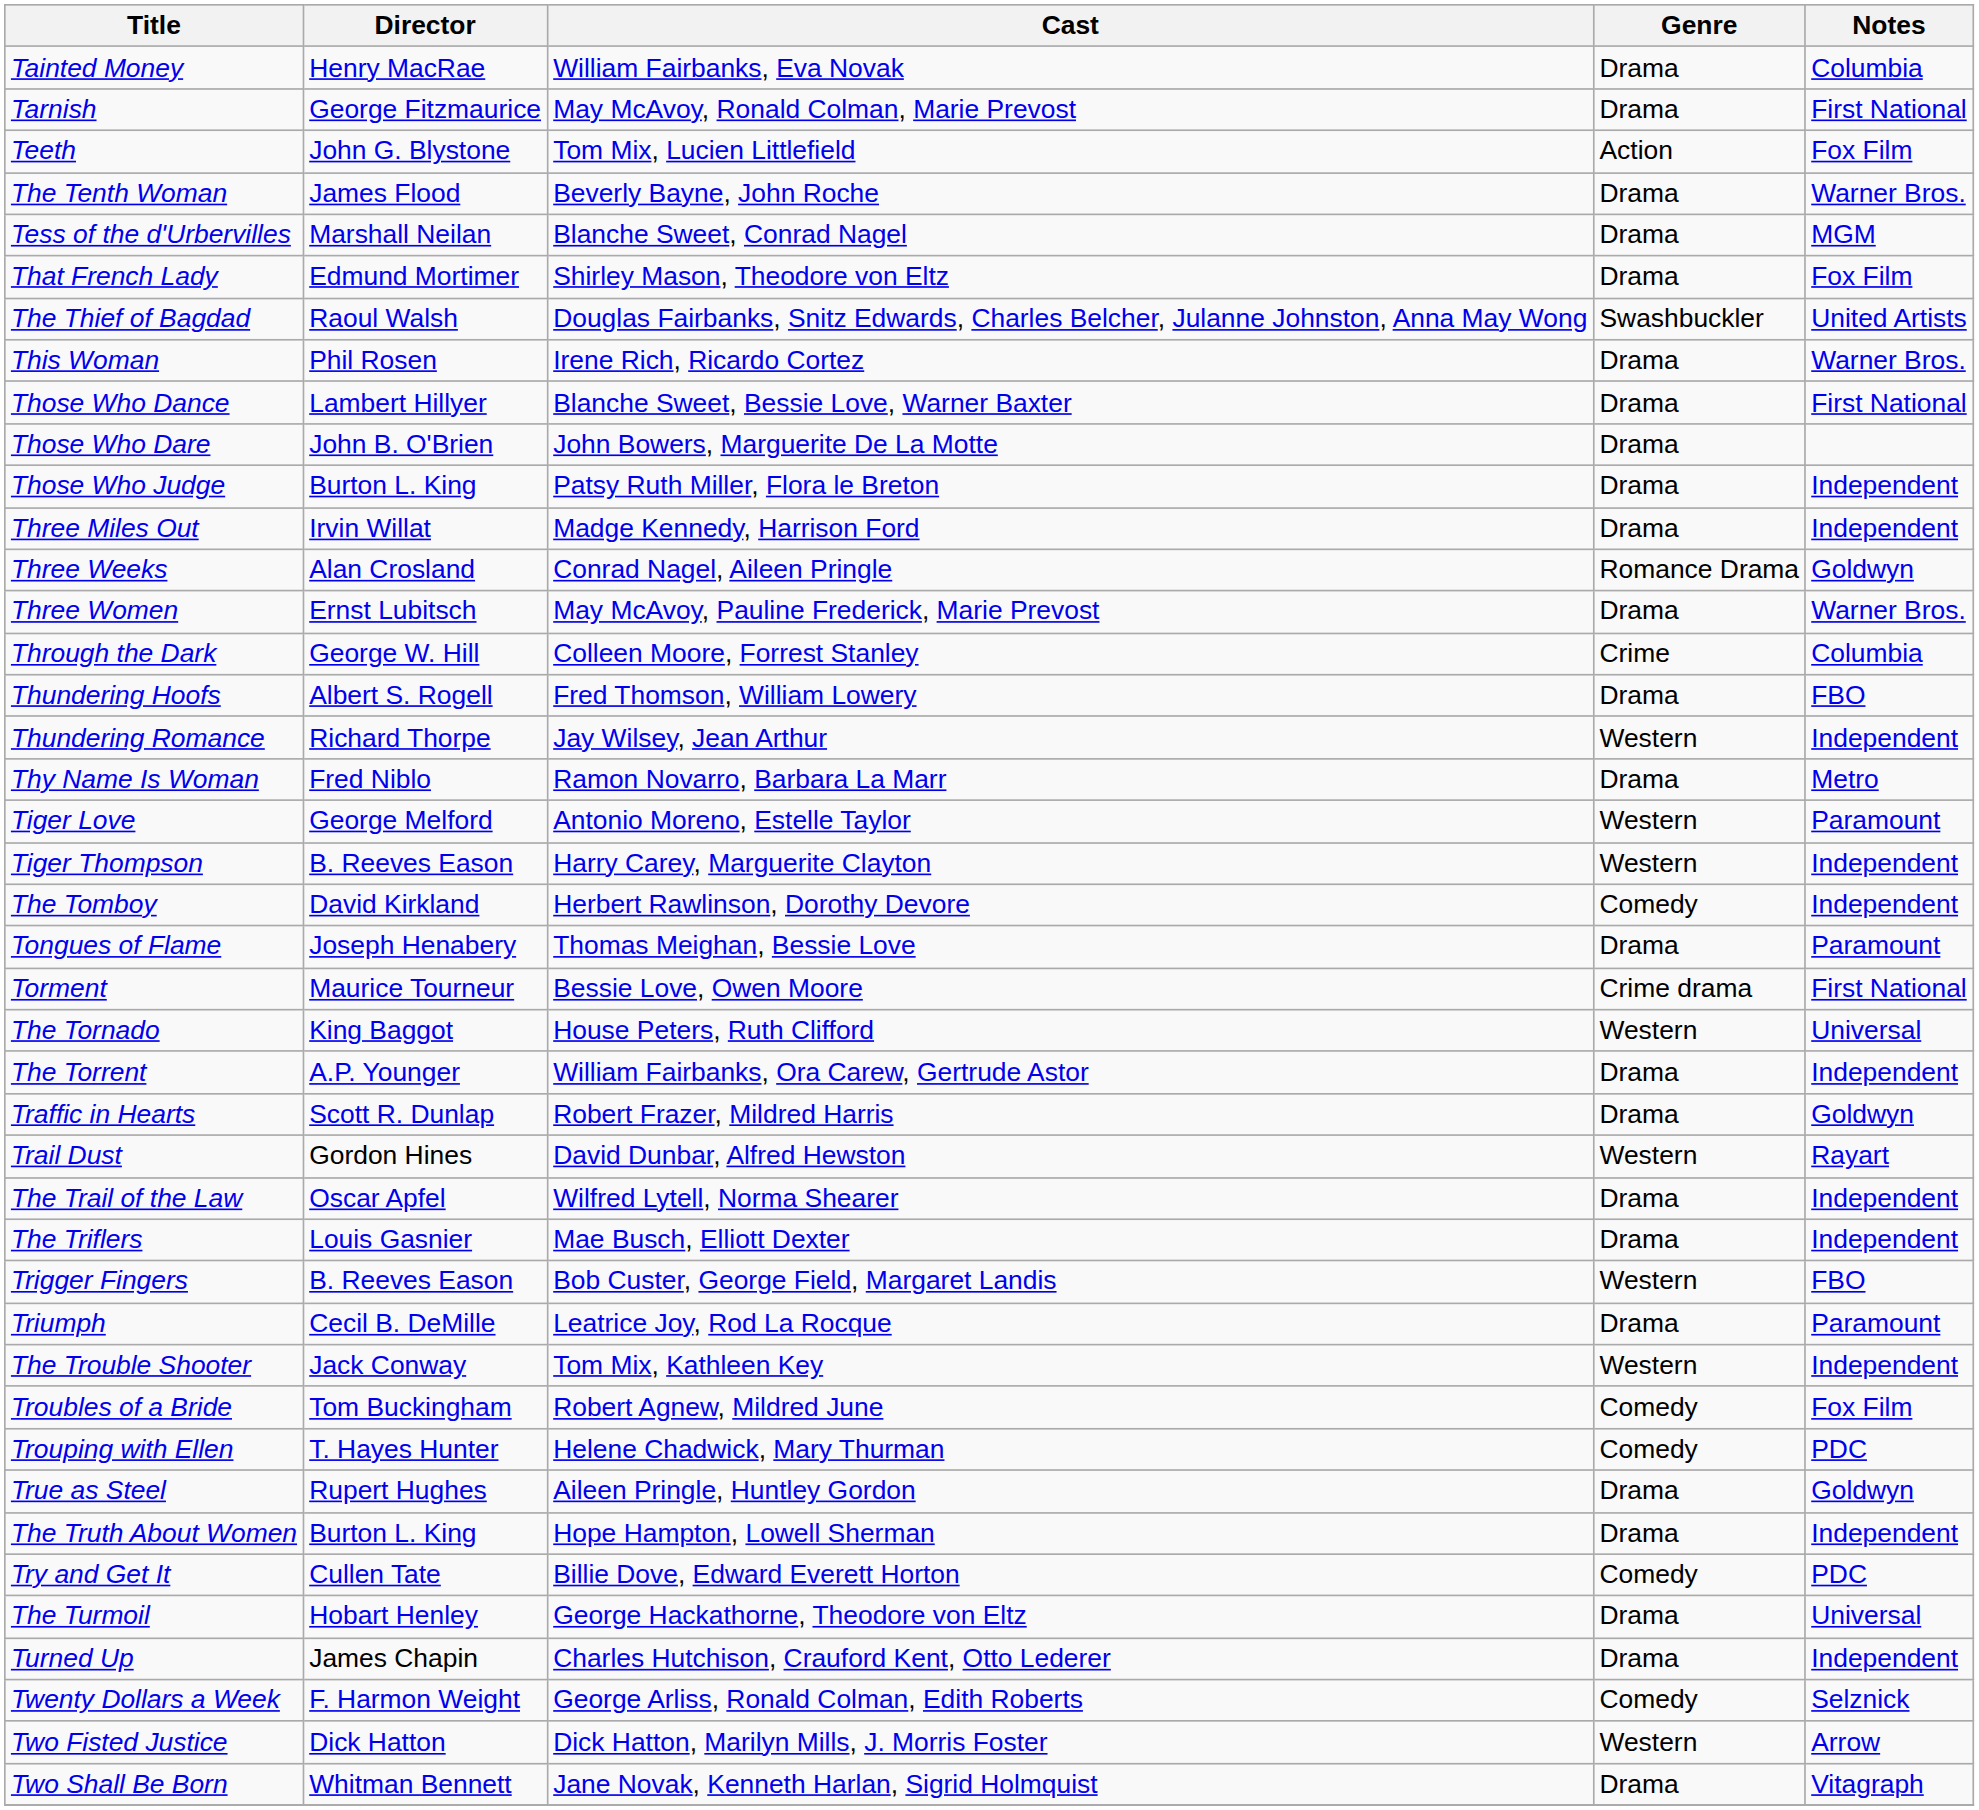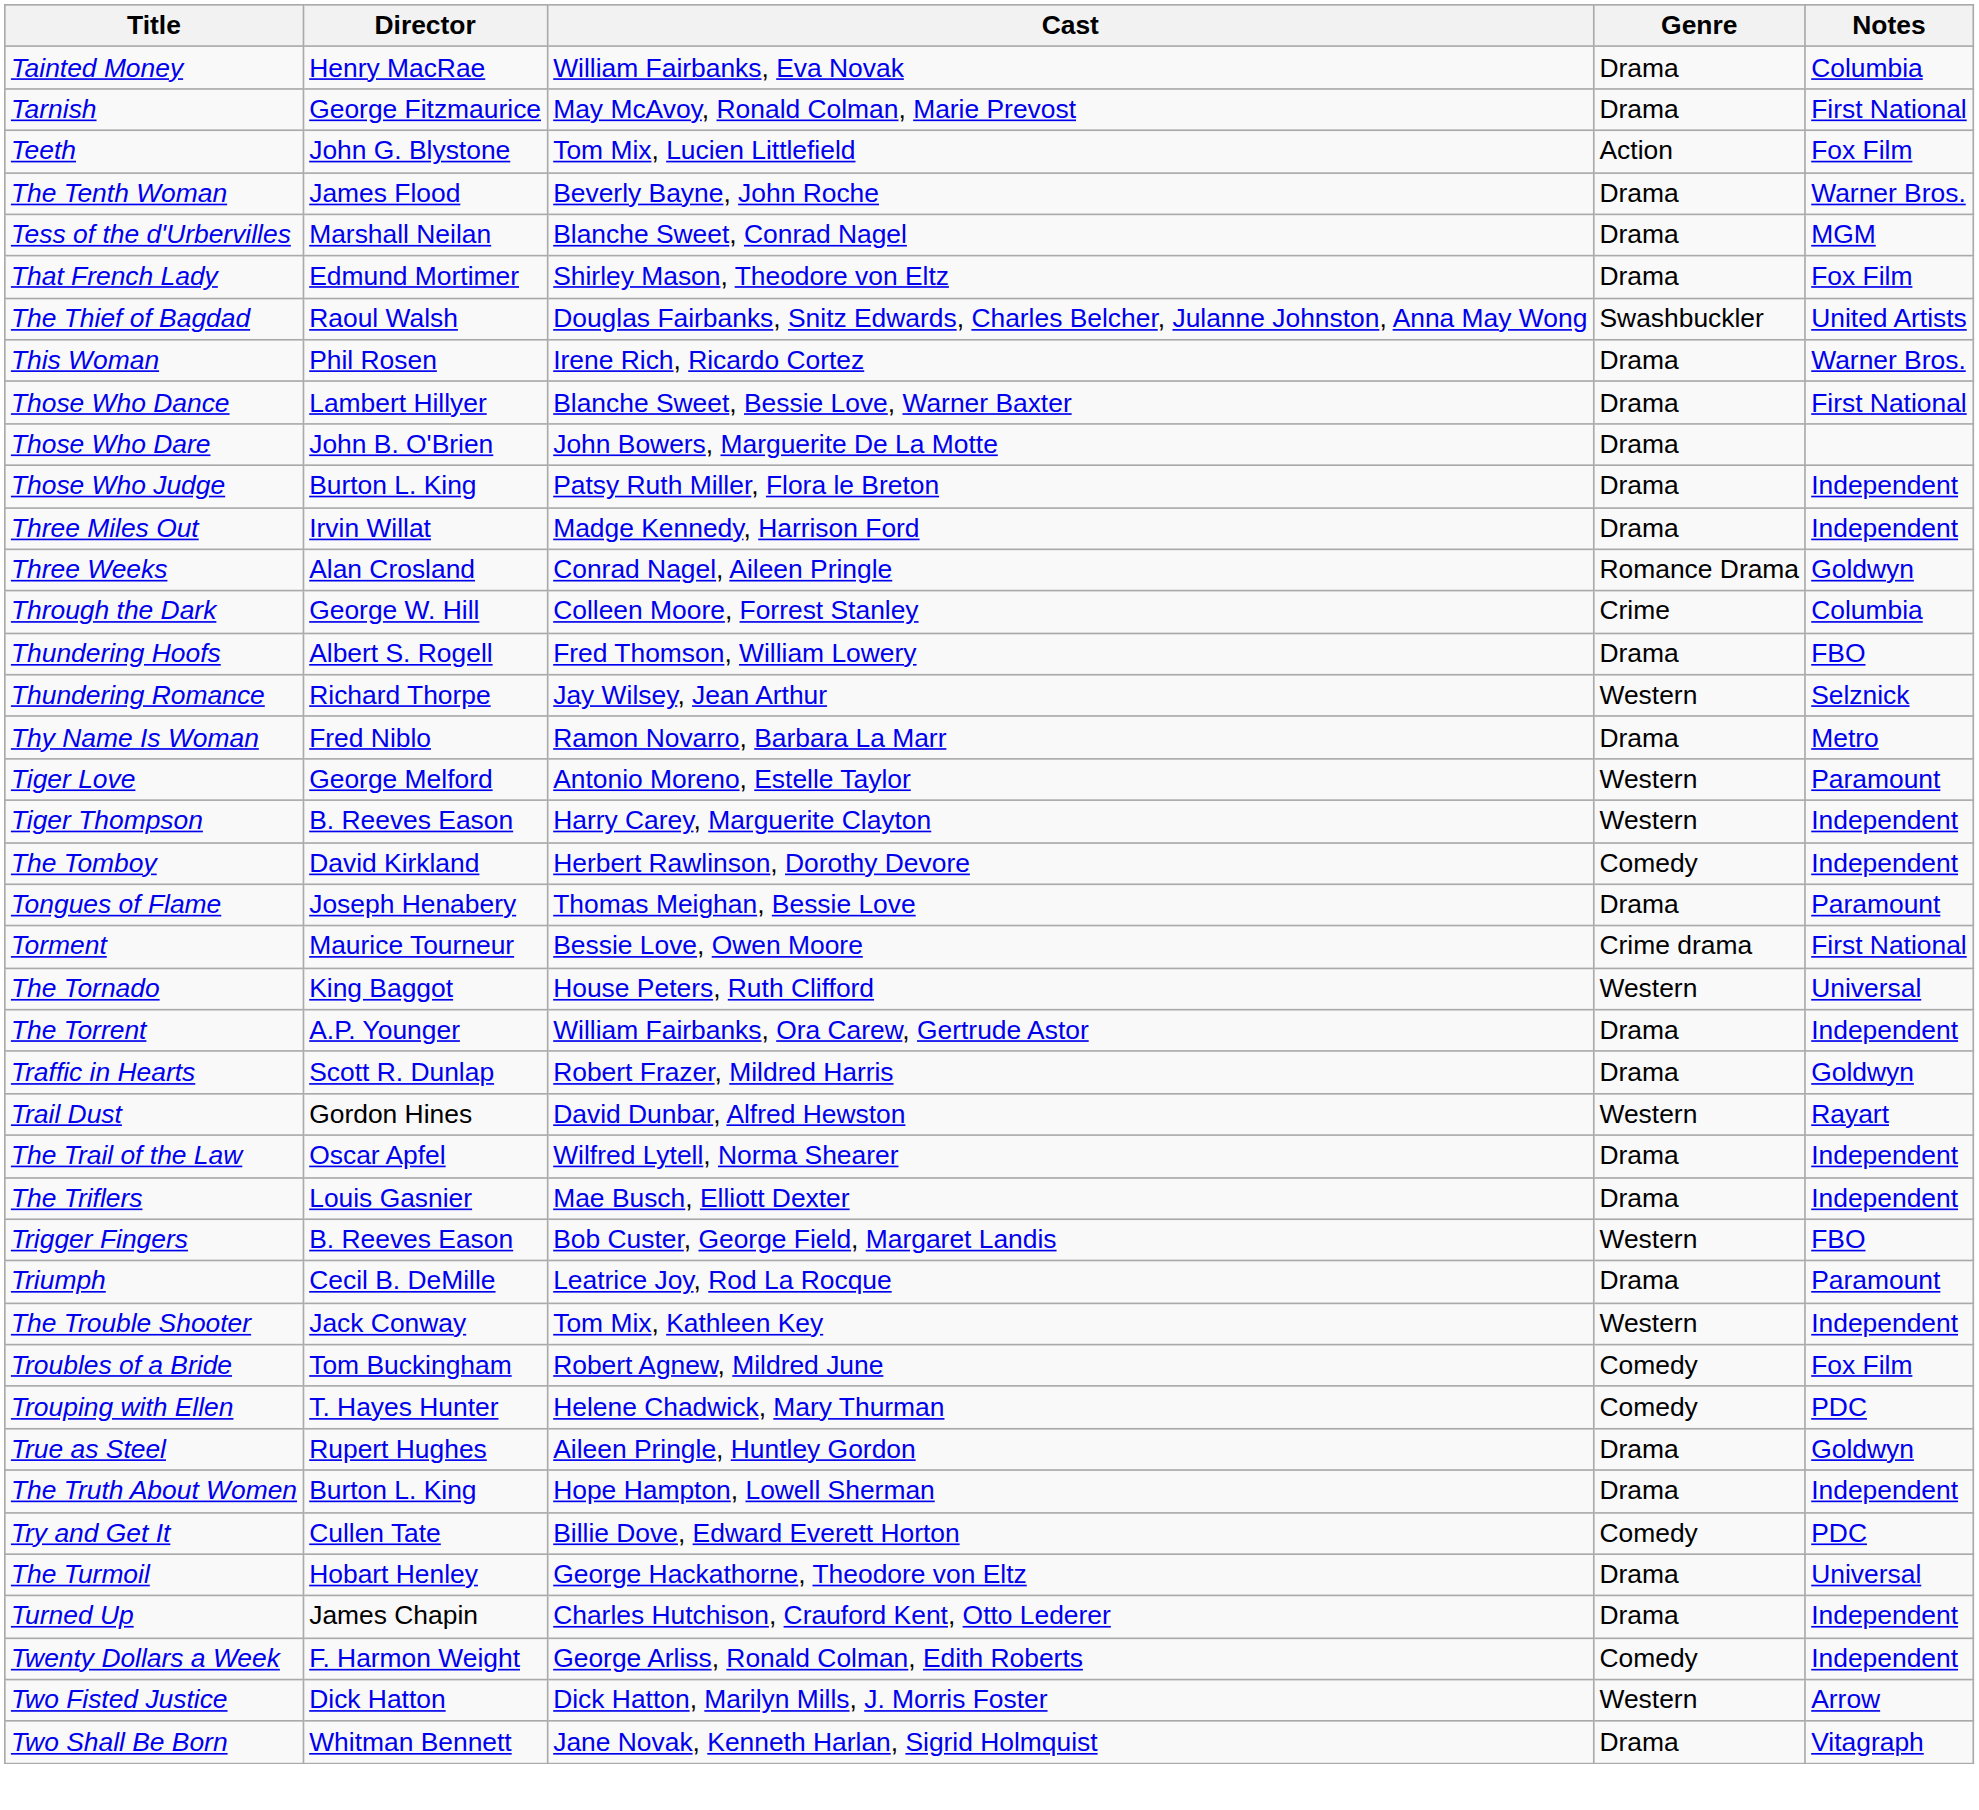- row: (95, 611)
(1885, 737) Independent -> (1860, 695) Selznick
(1860, 1700) Selznick -> (1885, 1658) Independent
